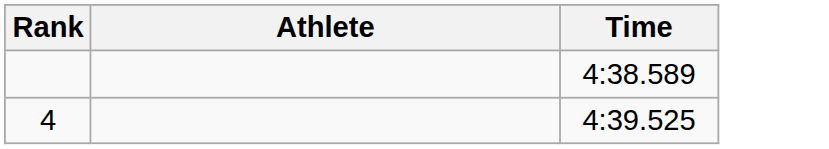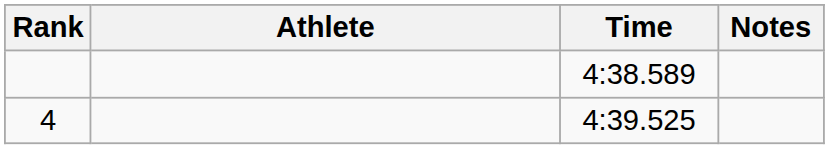+ column: (771, 27)
